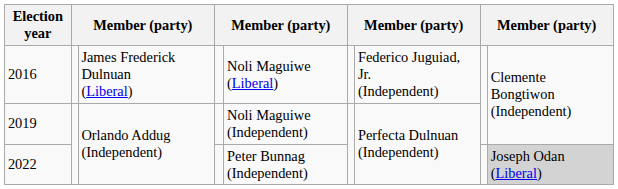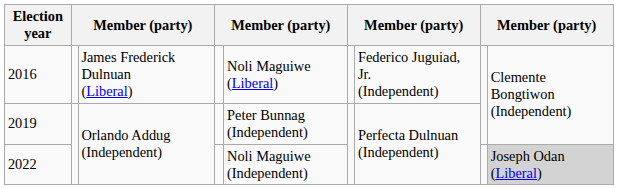(269, 123) Noli Maguiwe (Independent) -> (267, 123) Peter Bunnag (Independent)
(267, 164) Peter Bunnag (Independent) -> (269, 164) Noli Maguiwe (Independent)
